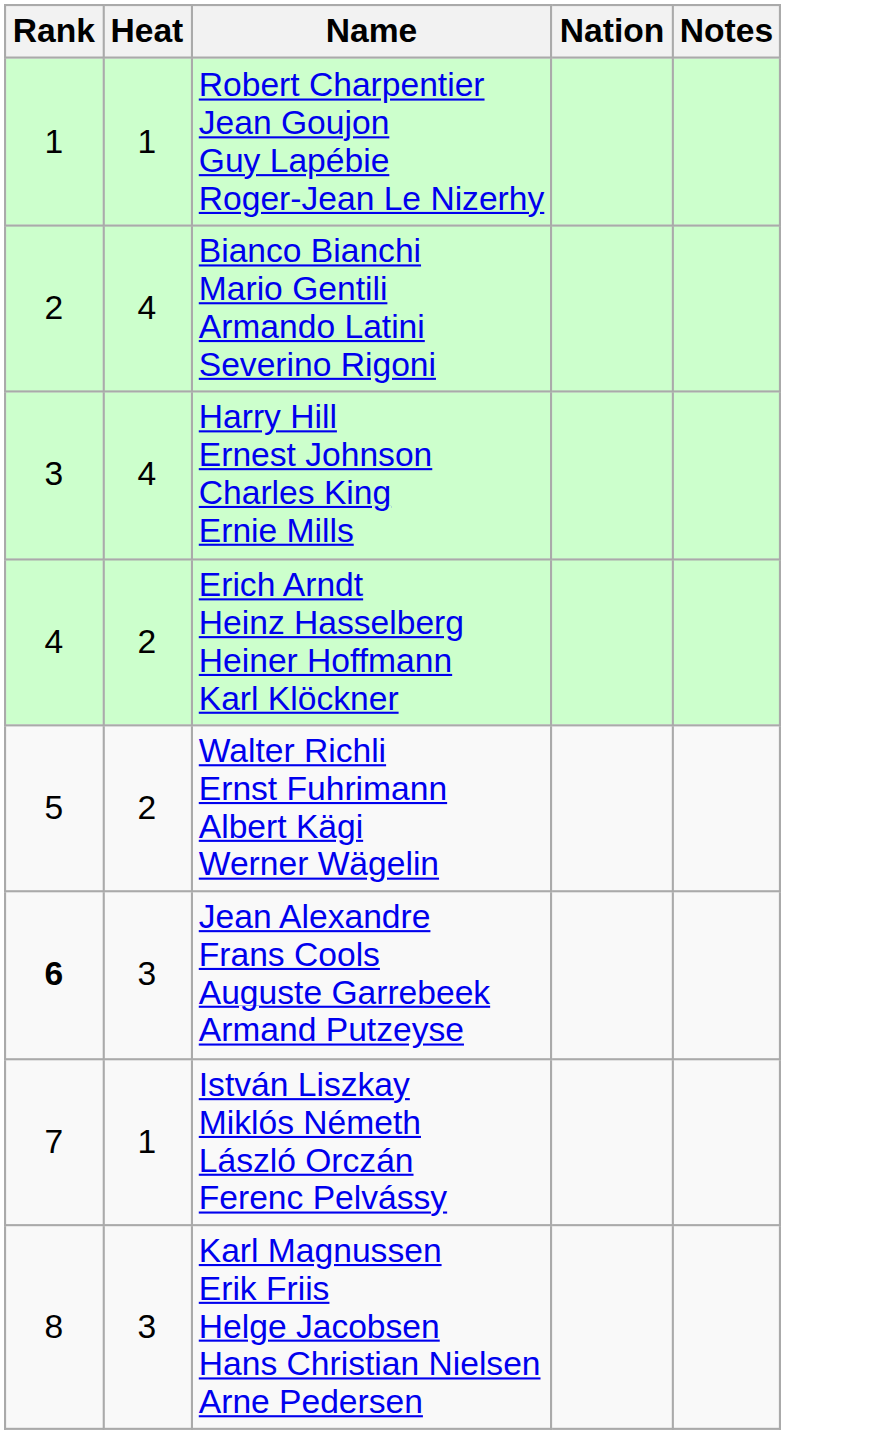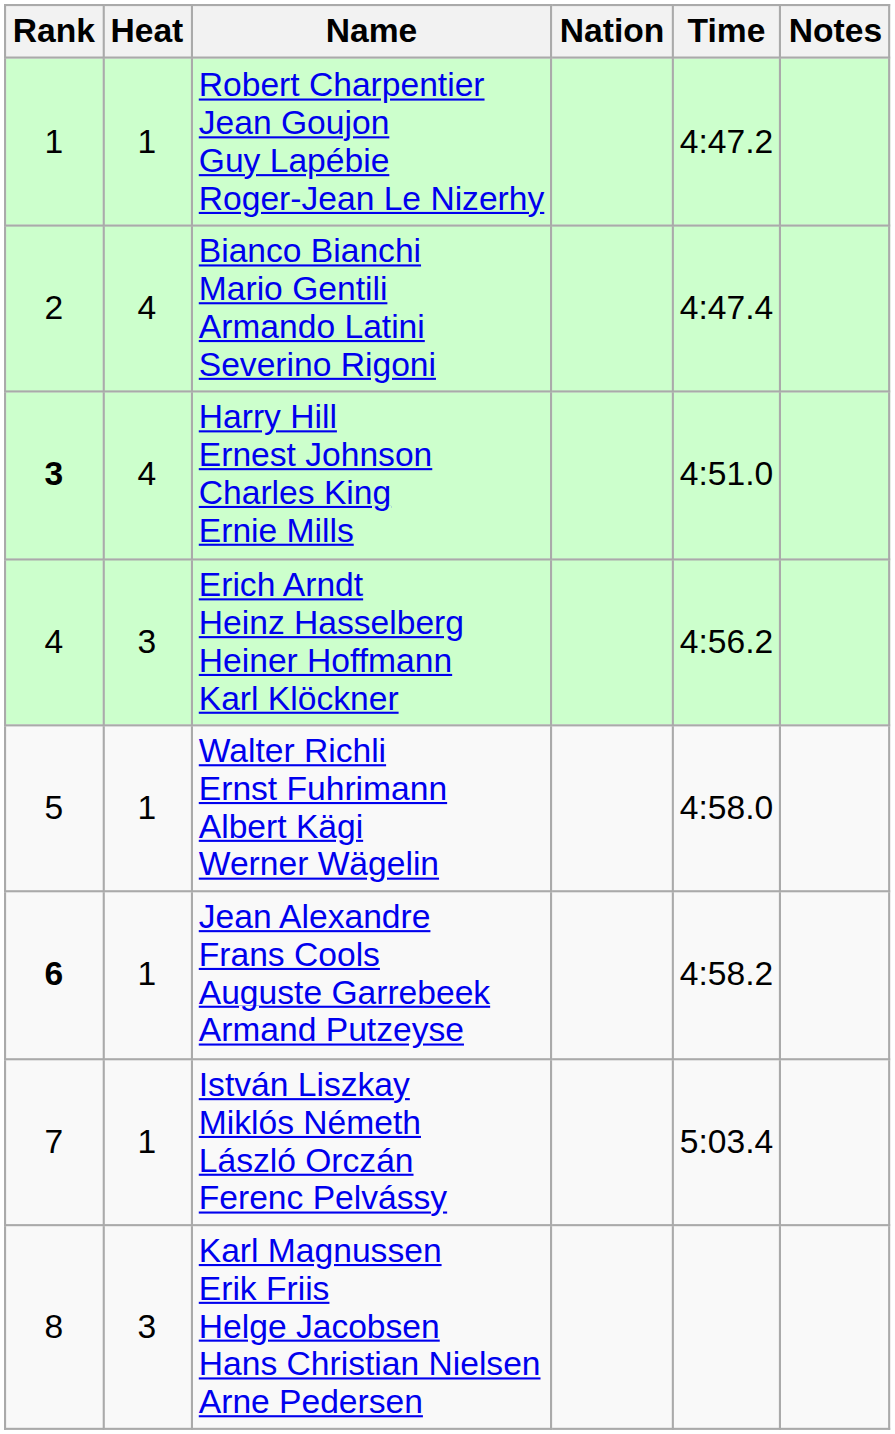+ column: (726, 31)
(54, 474) normal -> (54, 474) bold
(147, 641) 2 -> (147, 641) 3
(147, 807) 2 -> (147, 807) 1
(147, 974) 3 -> (147, 974) 1
